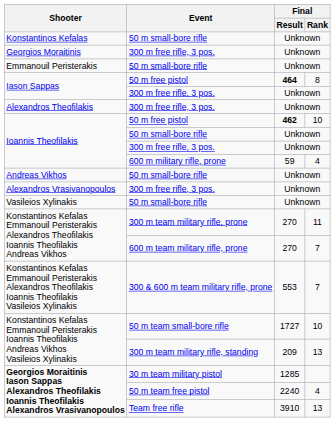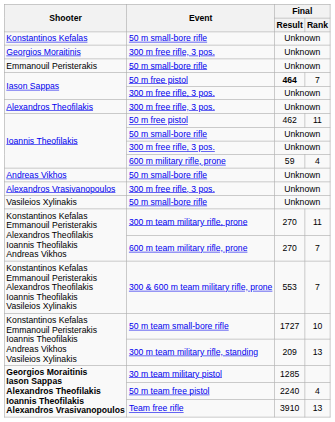(317, 80) 8 -> (317, 80) 7
(290, 121) bold -> (290, 121) normal
(317, 121) 10 -> (317, 121) 11
